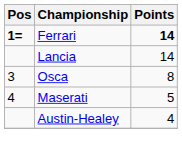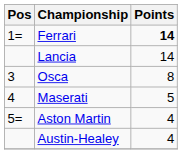(15, 36) bold -> (15, 36) normal
+ row: (74, 118)
